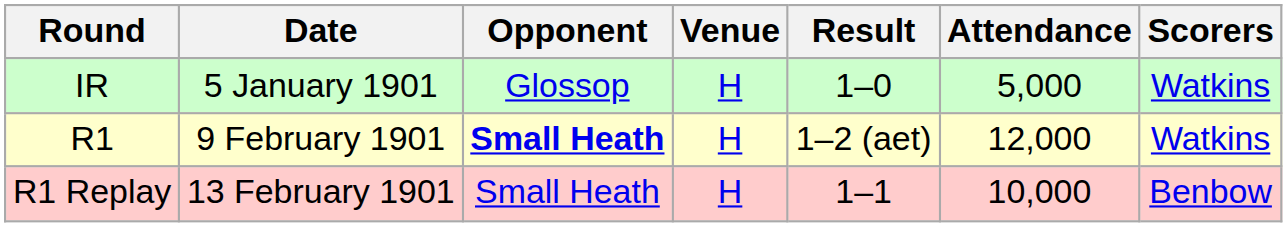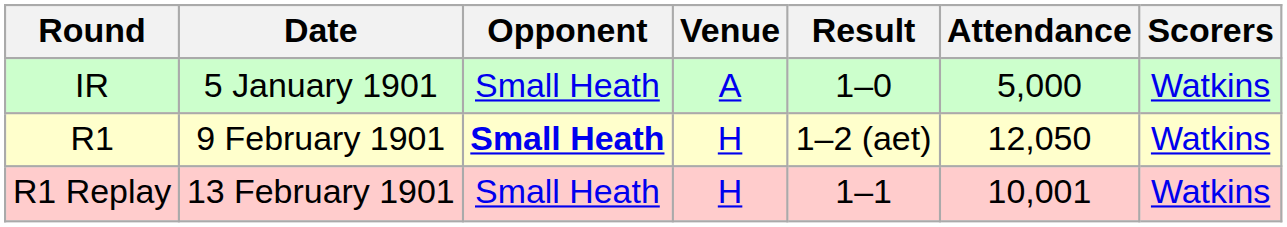(567, 85) Glossop -> (567, 85) Small Heath
(730, 85) H -> (730, 85) A
(1039, 138) 12,000 -> (1039, 138) 12,050
(1039, 192) 10,000 -> (1039, 192) 10,001
(1211, 192) Benbow -> (1211, 192) Watkins
